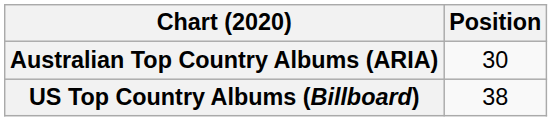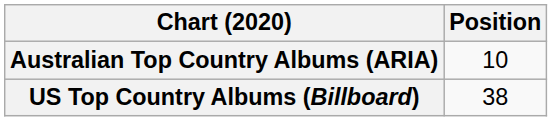(495, 60) 30 -> (495, 60) 10
